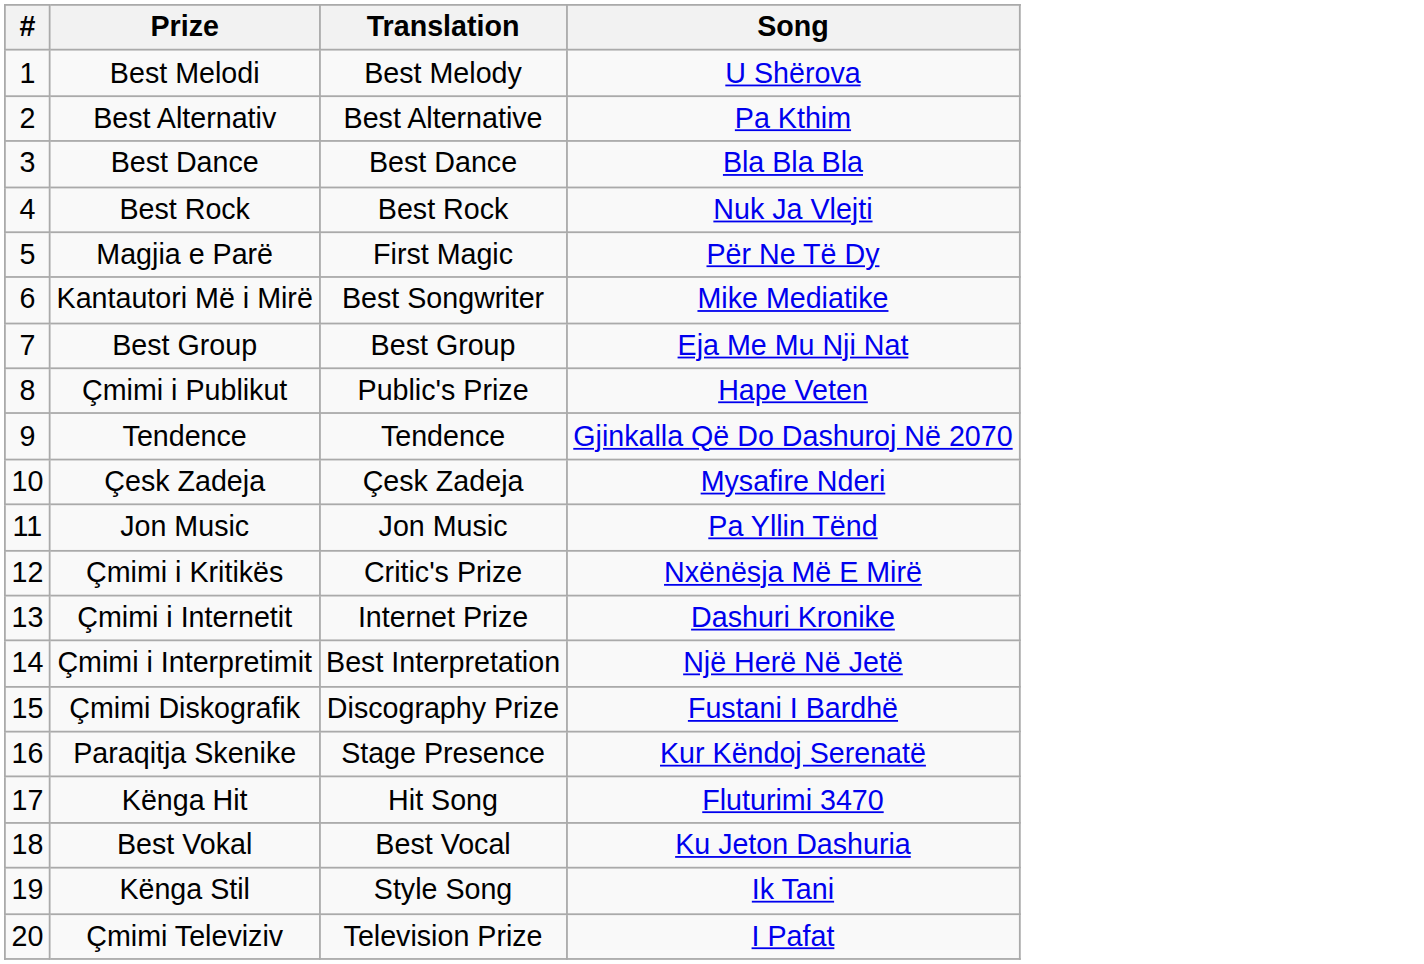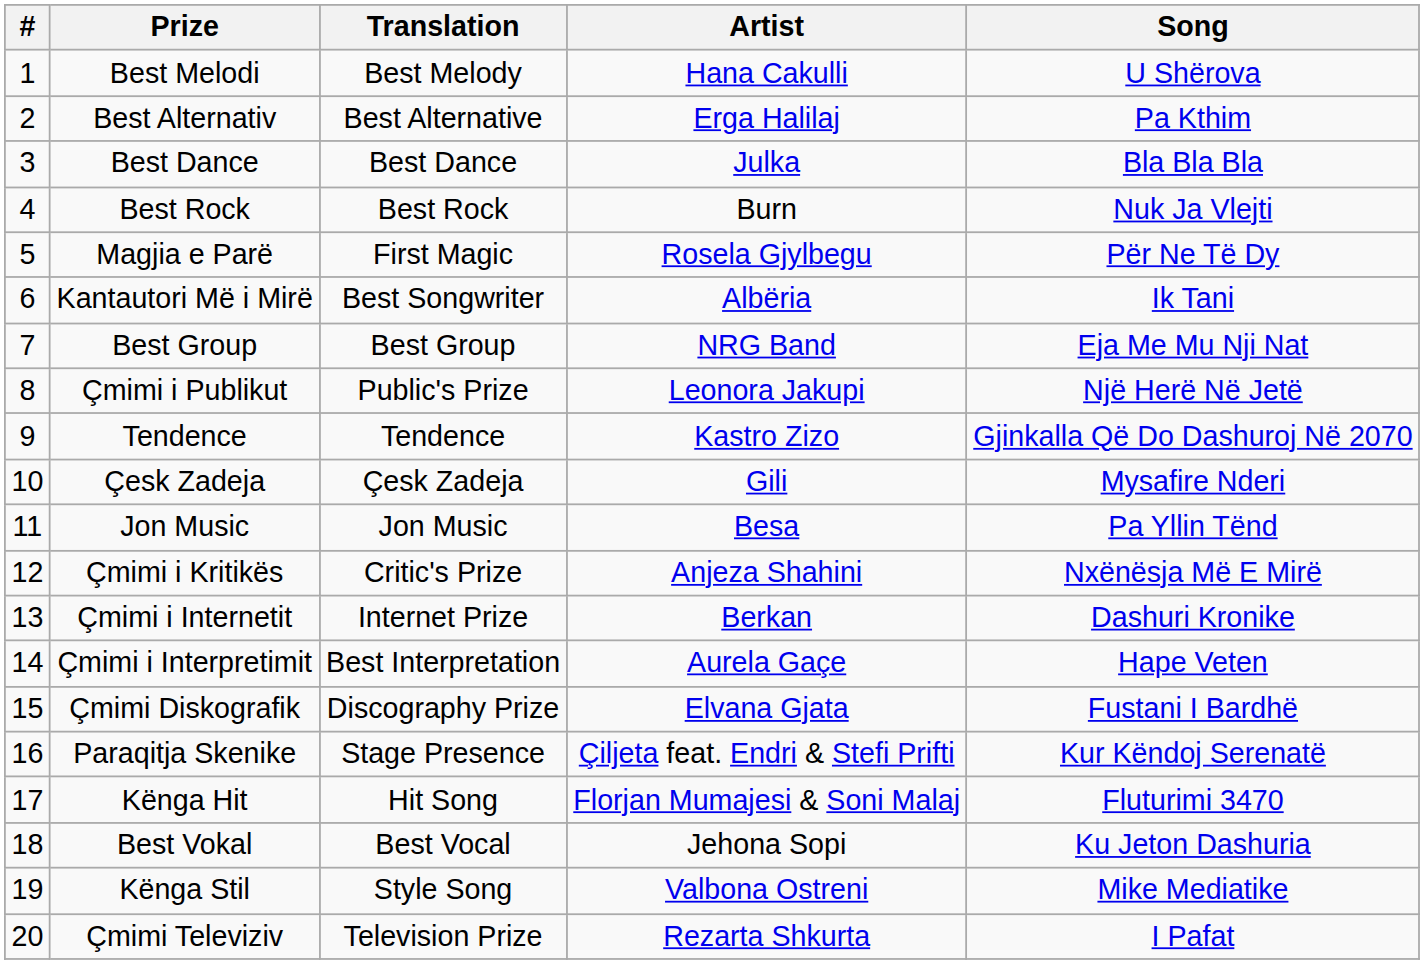+ column: (767, 27)
(793, 299) Mike Mediatike -> (1193, 299) Ik Tani
(793, 390) Hape Veten -> (1193, 390) Një Herë Në Jetë
(793, 663) Një Herë Në Jetë -> (1193, 663) Hape Veten
(793, 890) Ik Tani -> (1193, 890) Mike Mediatike
